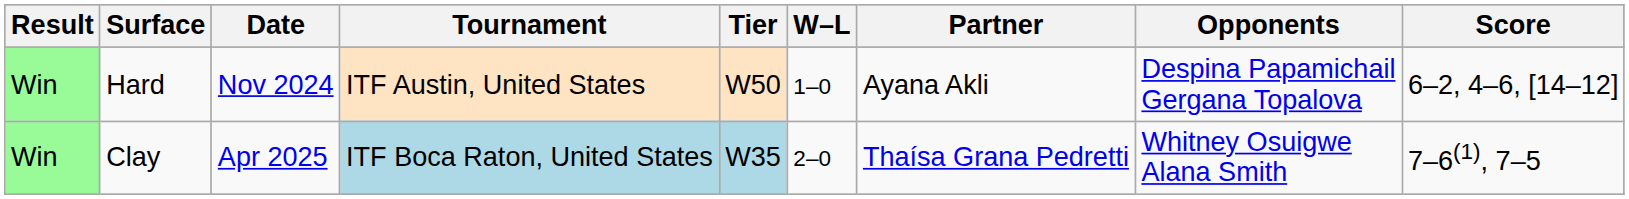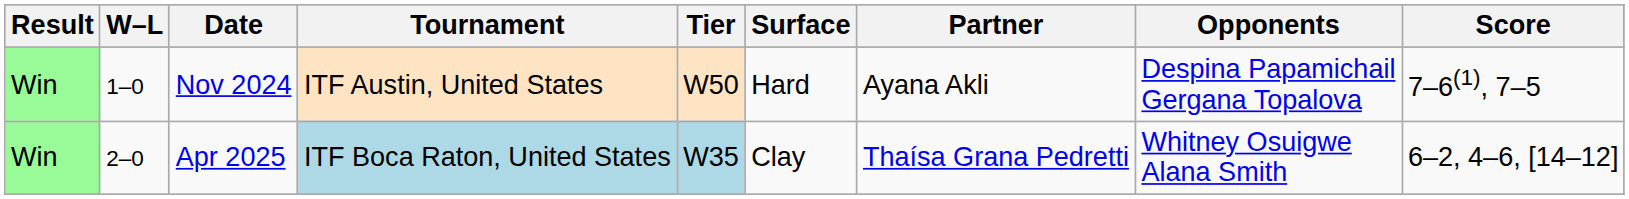columns swapped: (822, 25) <-> (156, 25)
(1513, 84) 6–2, 4–6, [14–12] -> (1474, 84) 7–6(1), 7–5
(1474, 157) 7–6(1), 7–5 -> (1513, 157) 6–2, 4–6, [14–12]
